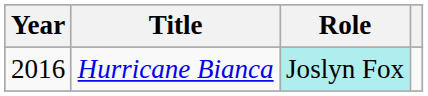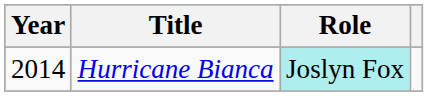(38, 68) 2016 -> (38, 68) 2014
